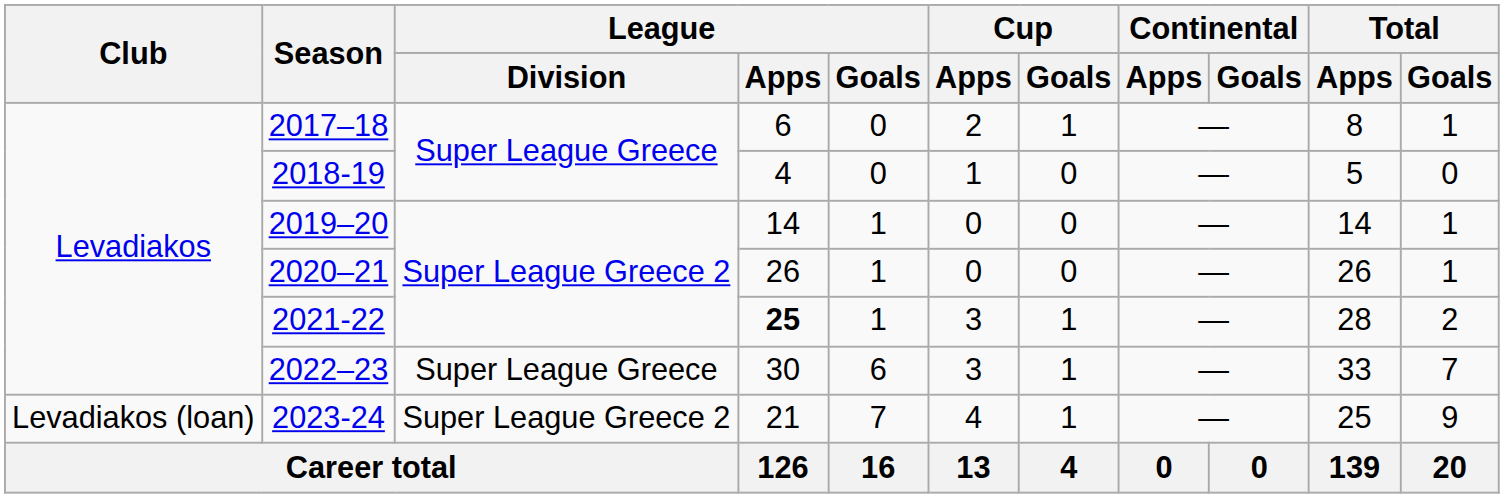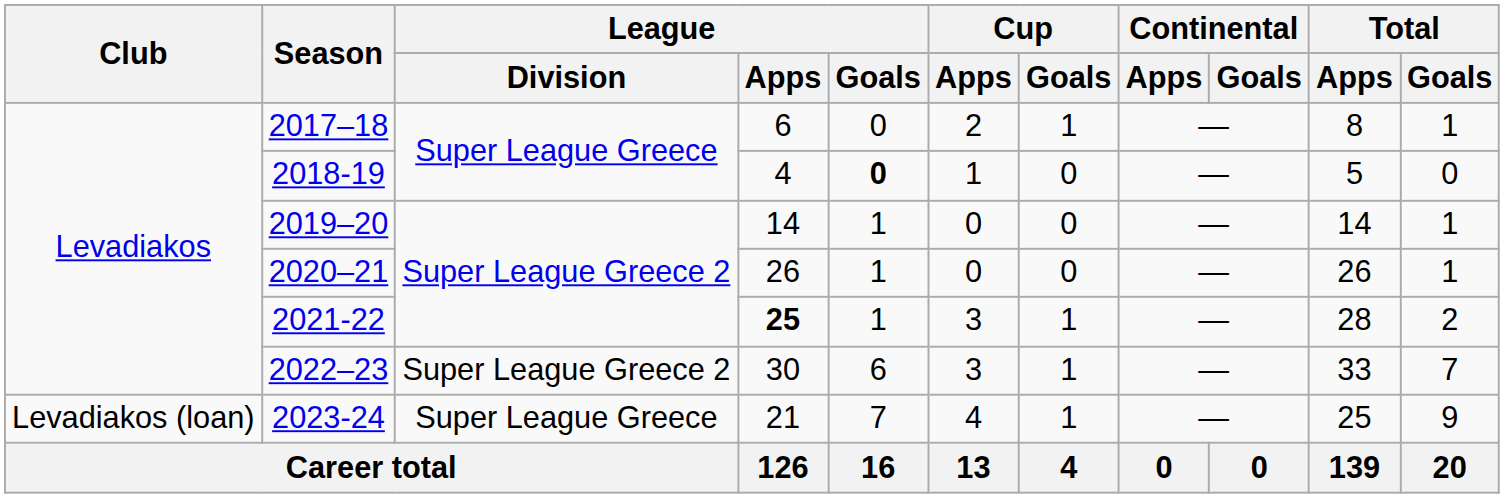(878, 175) normal -> (878, 175) bold
(566, 369) Super League Greece -> (566, 369) Super League Greece 2
(566, 418) Super League Greece 2 -> (566, 418) Super League Greece
